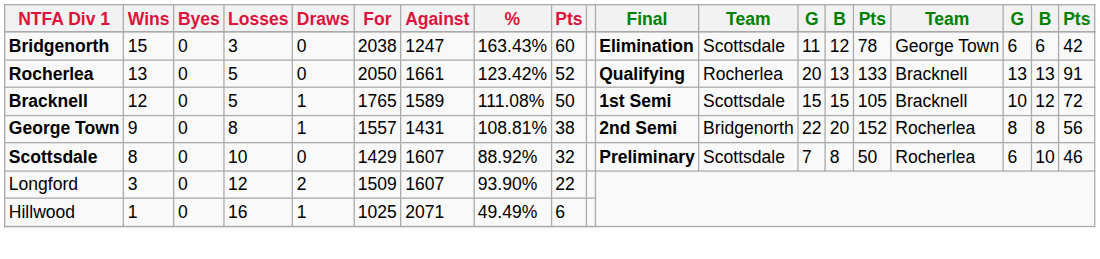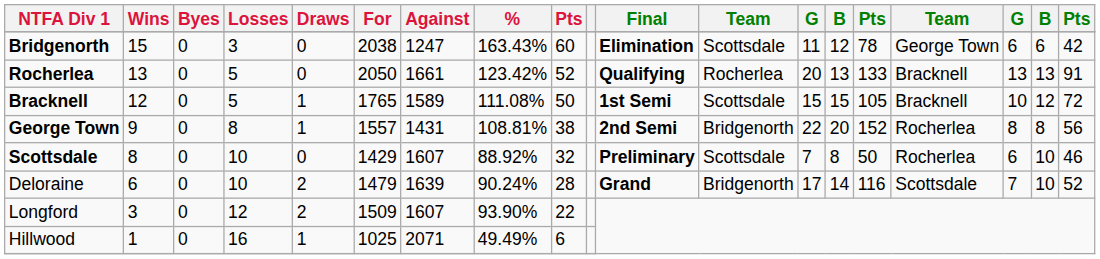+ row: (46, 184)
